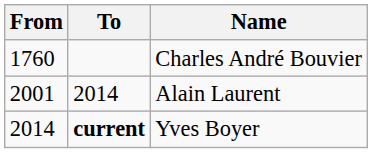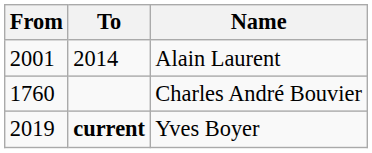rows swapped: (259, 57) <-> (218, 93)
(32, 128) 2014 -> (32, 128) 2019
